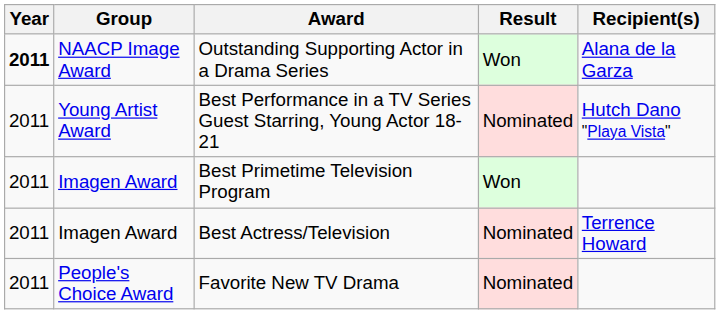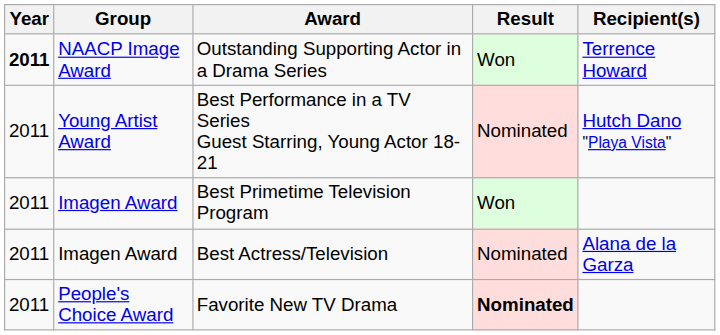(629, 59) Alana de la Garza -> (619, 59) Terrence Howard
(618, 232) Terrence Howard -> (629, 253) Alana de la Garza
(528, 283) normal -> (525, 304) bold
